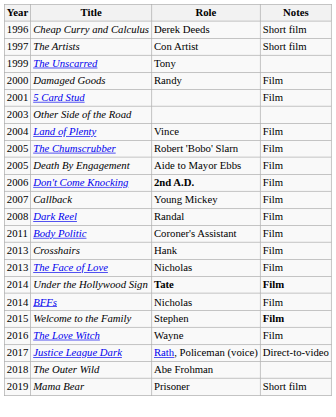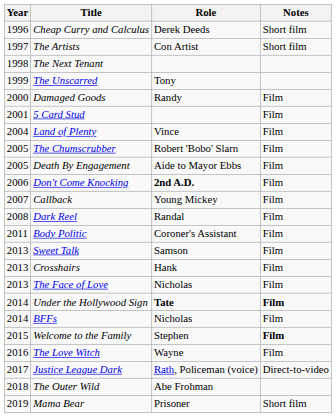+ row: (68, 64)
- row: (82, 115)
+ row: (56, 251)
